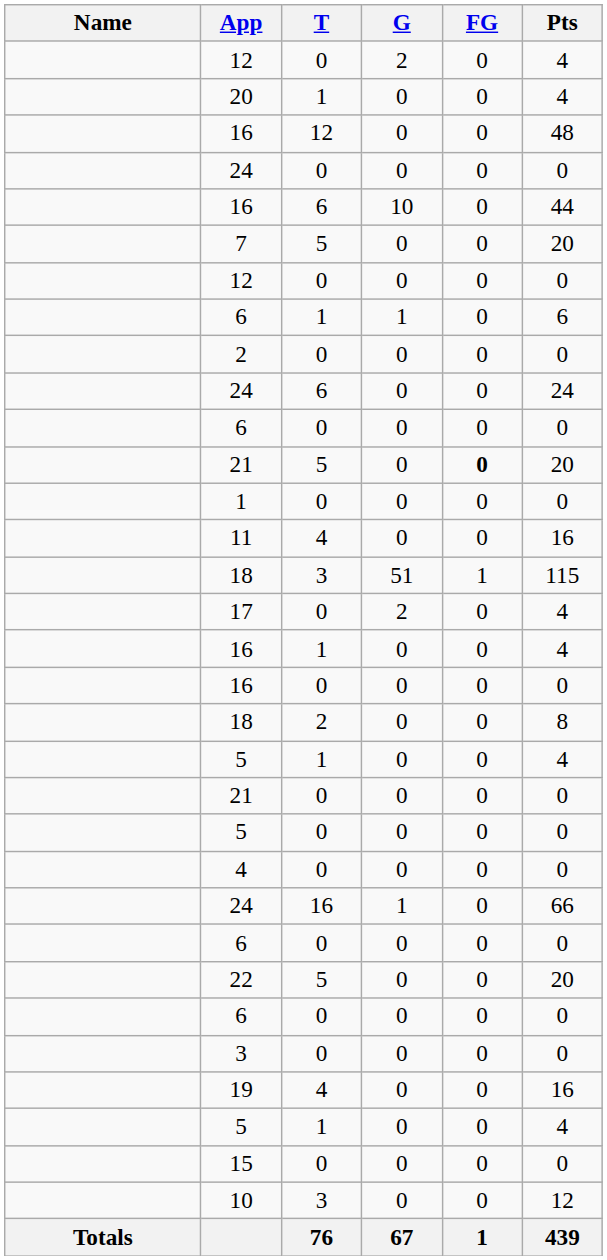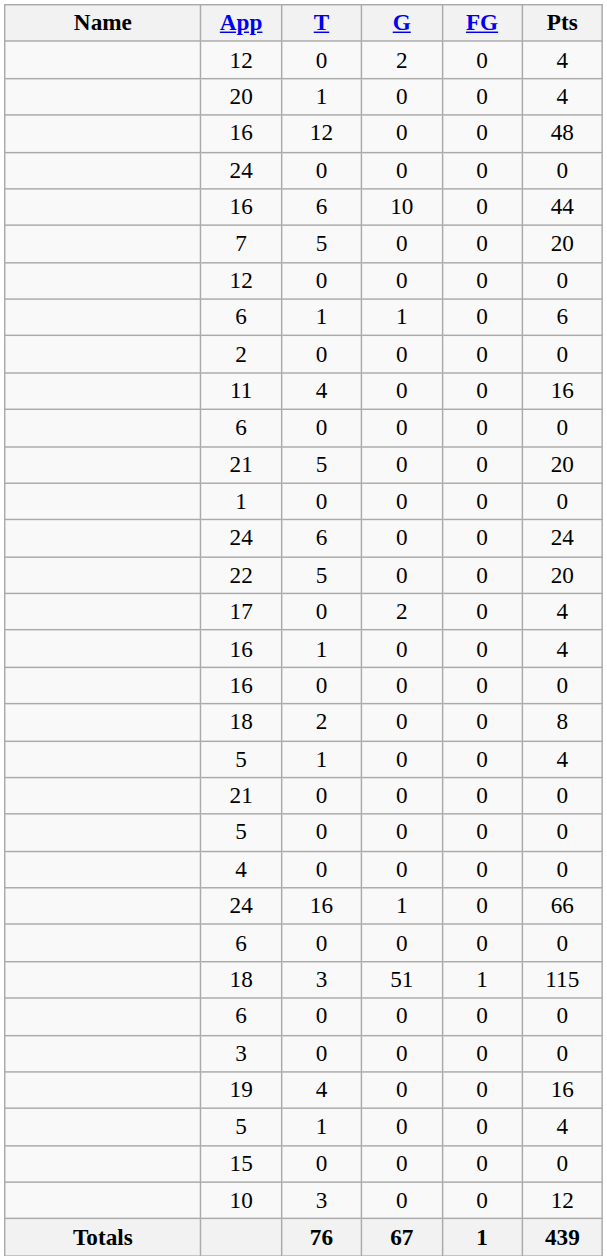rows swapped: (241, 390) <-> (241, 538)
(482, 464) bold -> (482, 464) normal
rows swapped: (241, 979) <-> (241, 574)
